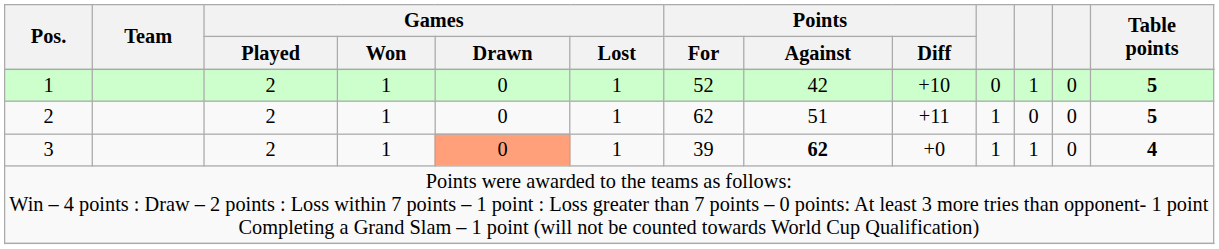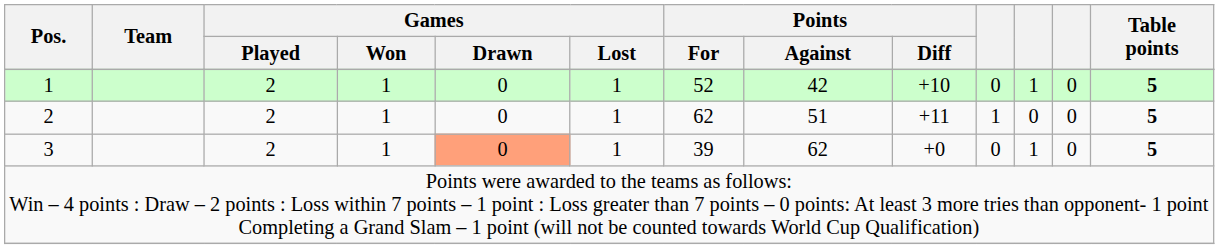(818, 149) bold -> (818, 149) normal
(996, 149) 1 -> (996, 149) 0
(1152, 149) 4 -> (1152, 149) 5
